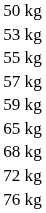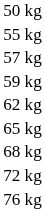- row: (22, 34)
+ row: (22, 104)
